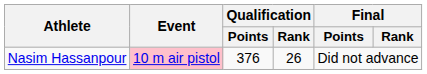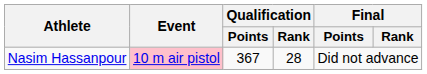(248, 59) 376 -> (248, 59) 367
(294, 59) 26 -> (294, 59) 28
